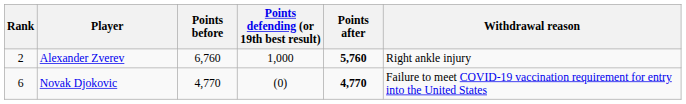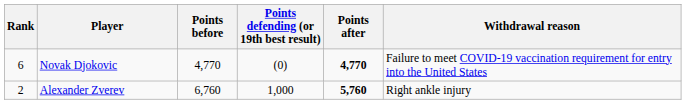rows swapped: (82, 58) <-> (78, 83)
